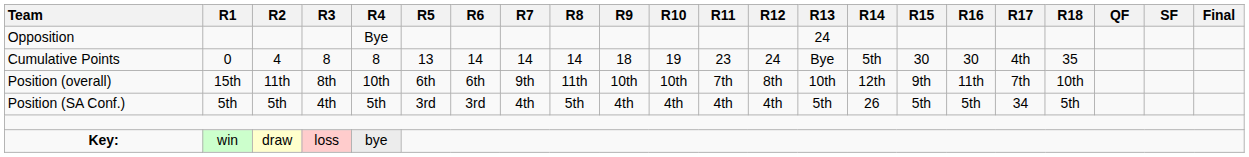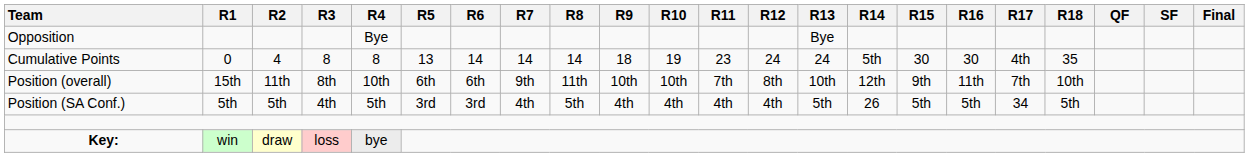(822, 37) 24 -> (822, 37) Bye
(822, 59) Bye -> (822, 59) 24
